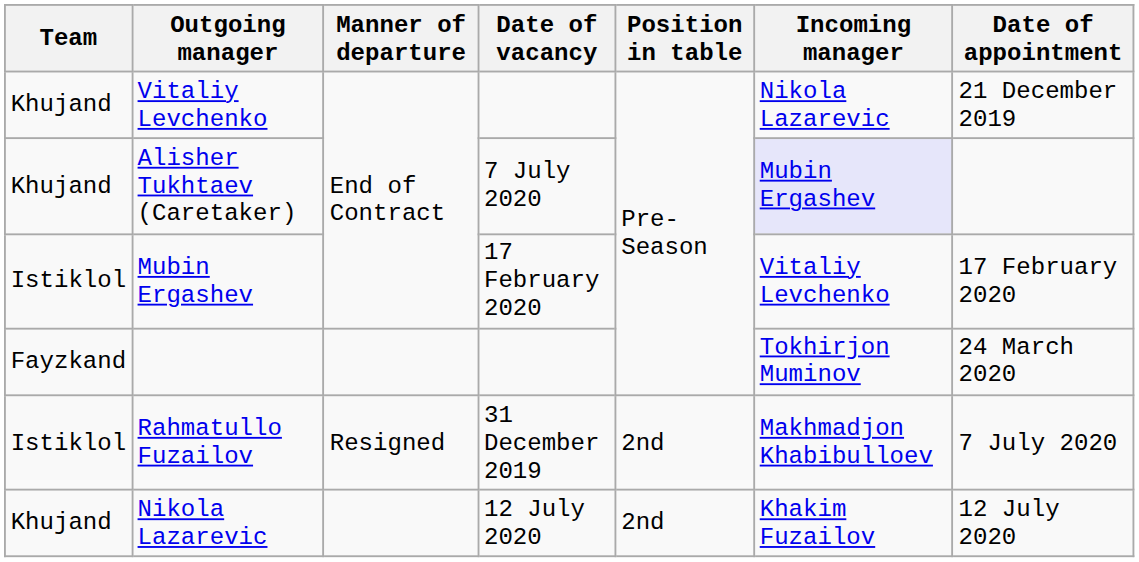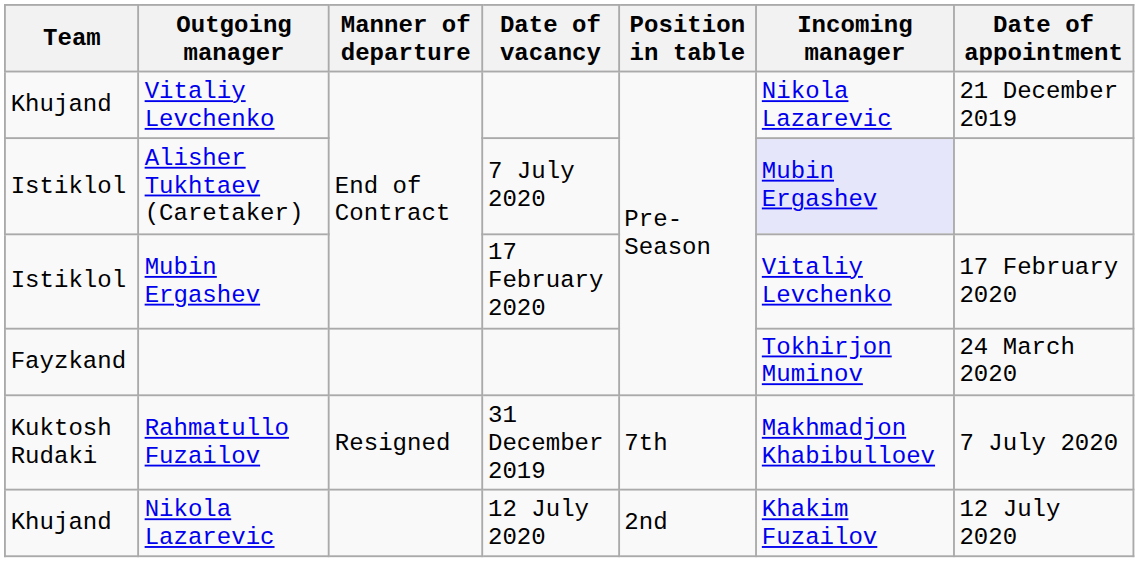(61, 186) Khujand -> (68, 186) Istiklol
(68, 443) Istiklol -> (61, 443) Kuktosh Rudaki
(643, 443) 2nd -> (646, 443) 7th
